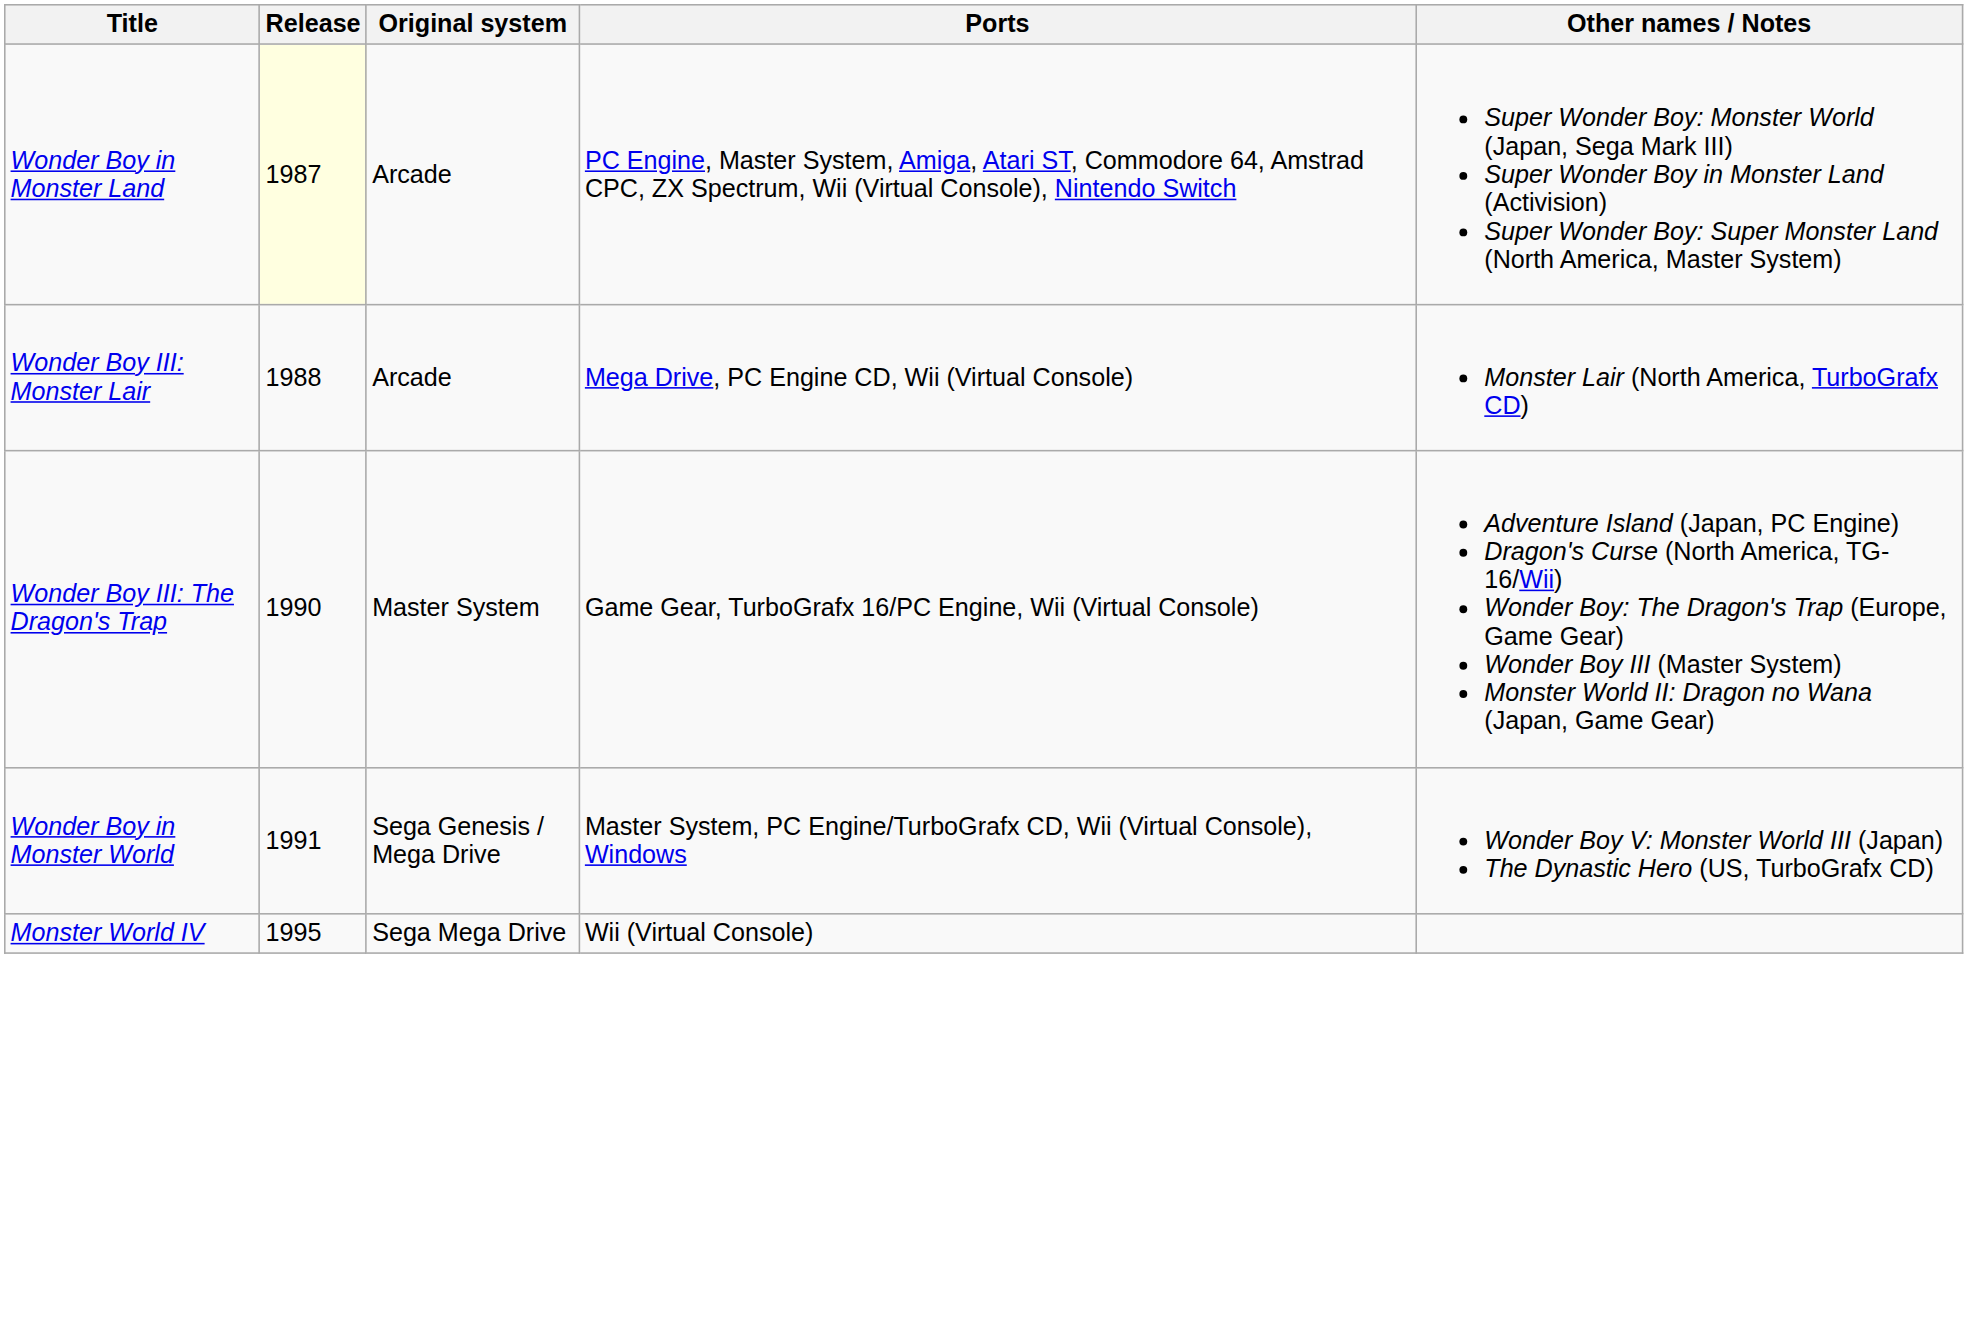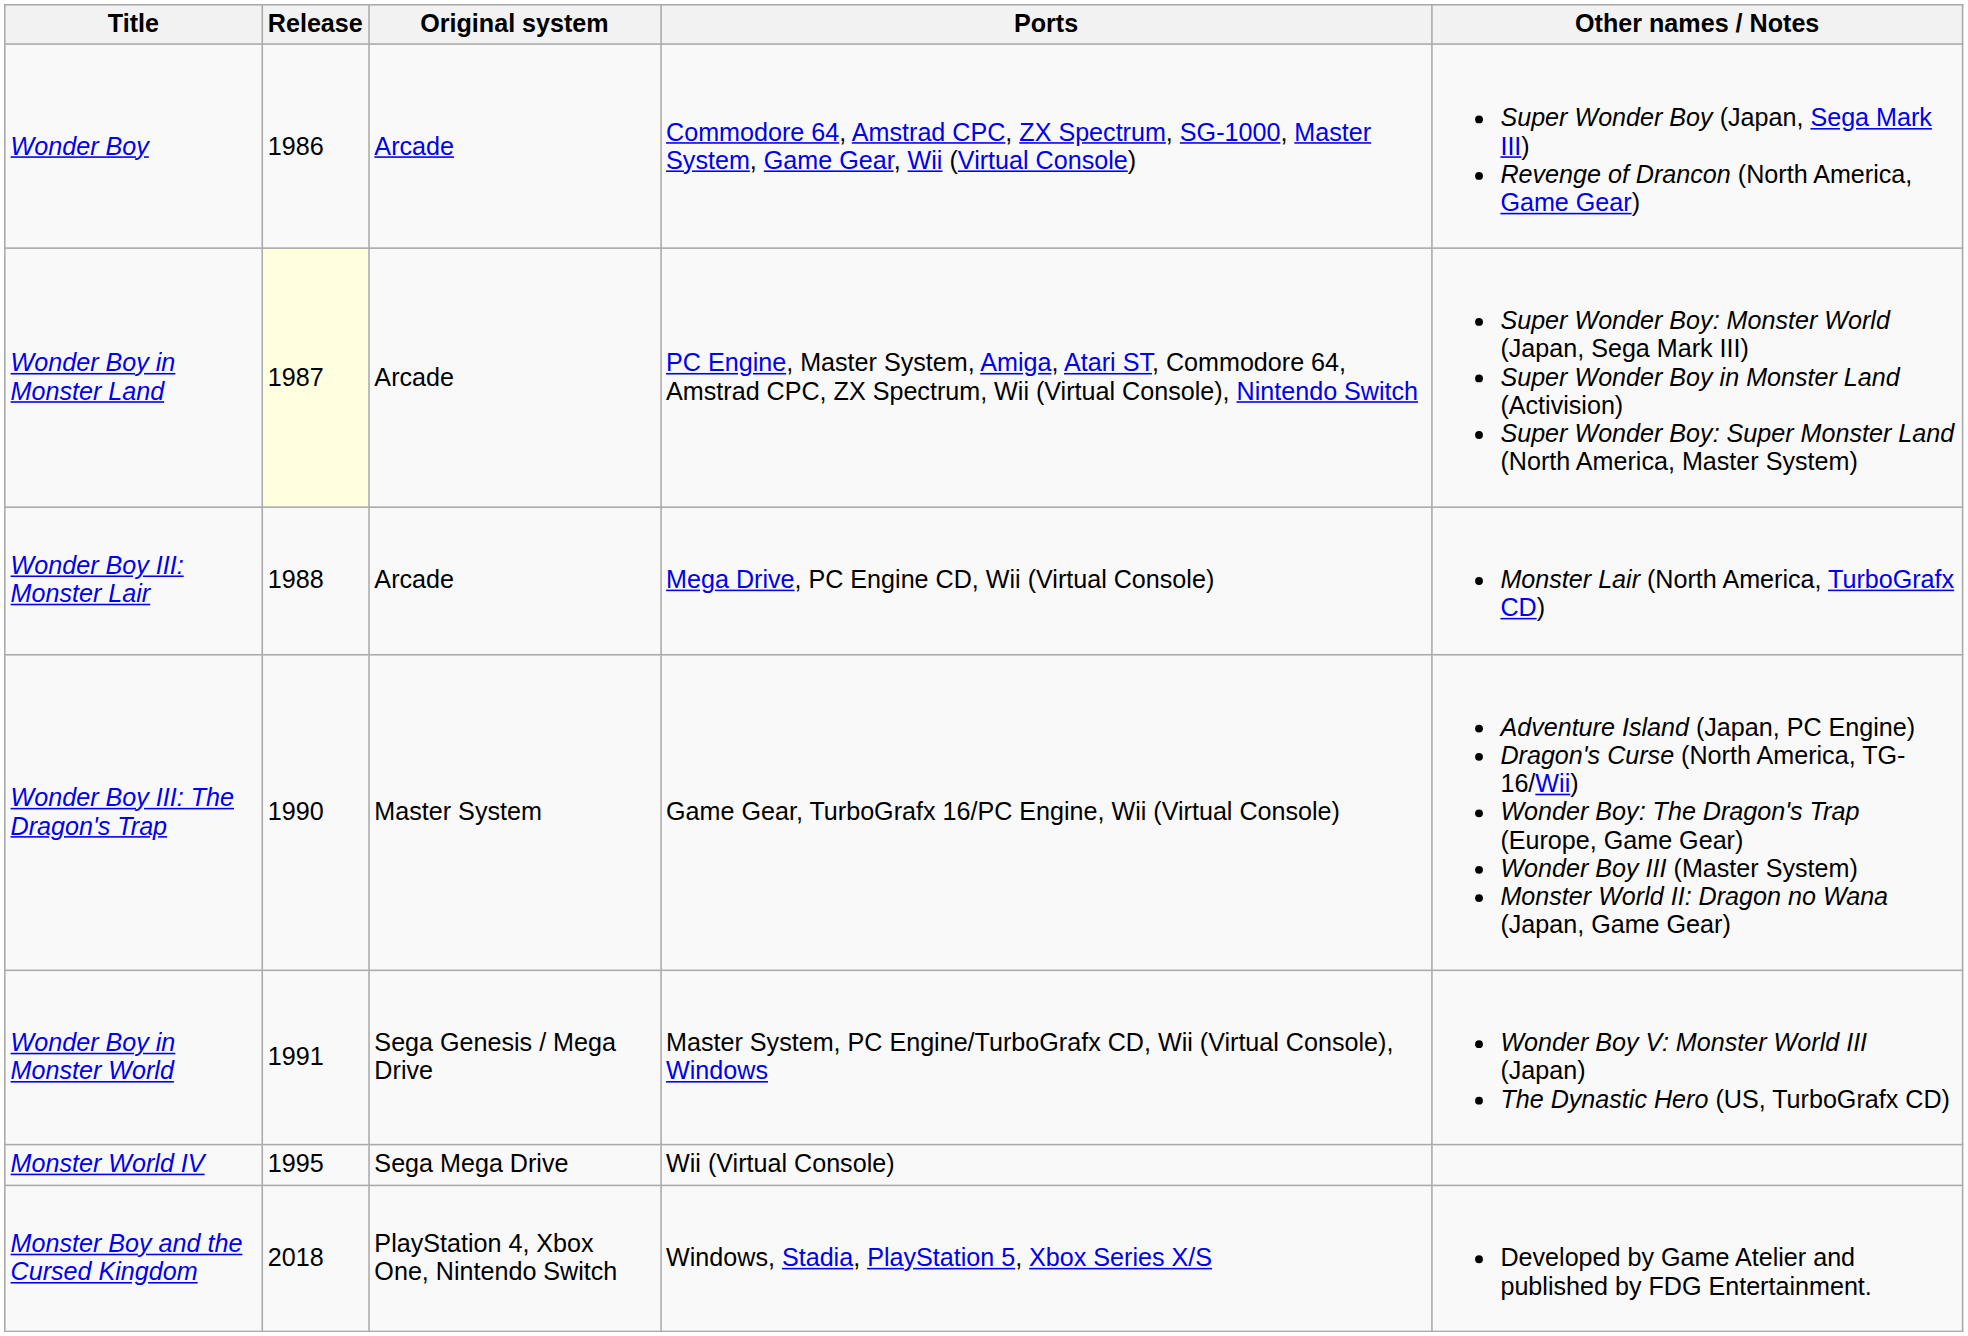+ row: (80, 145)
+ row: (126, 1257)
